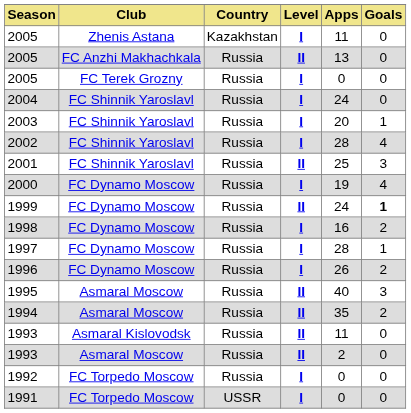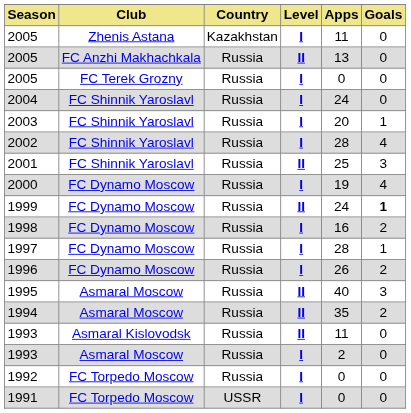(301, 355) II -> (301, 355) I
